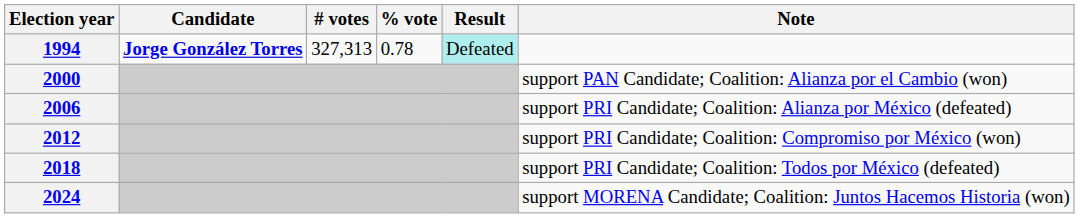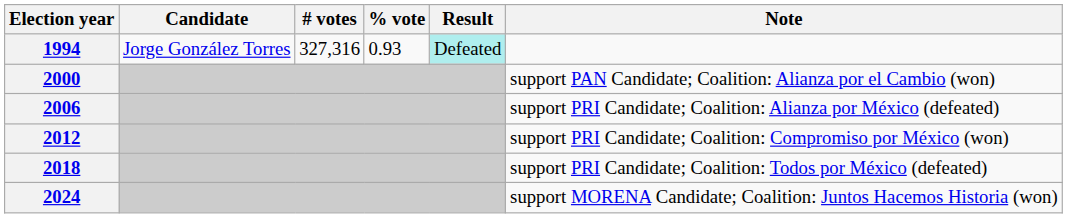(213, 49) bold -> (207, 49) normal
(342, 49) 327,313 -> (330, 49) 327,316
(397, 49) 0.78 -> (385, 49) 0.93
